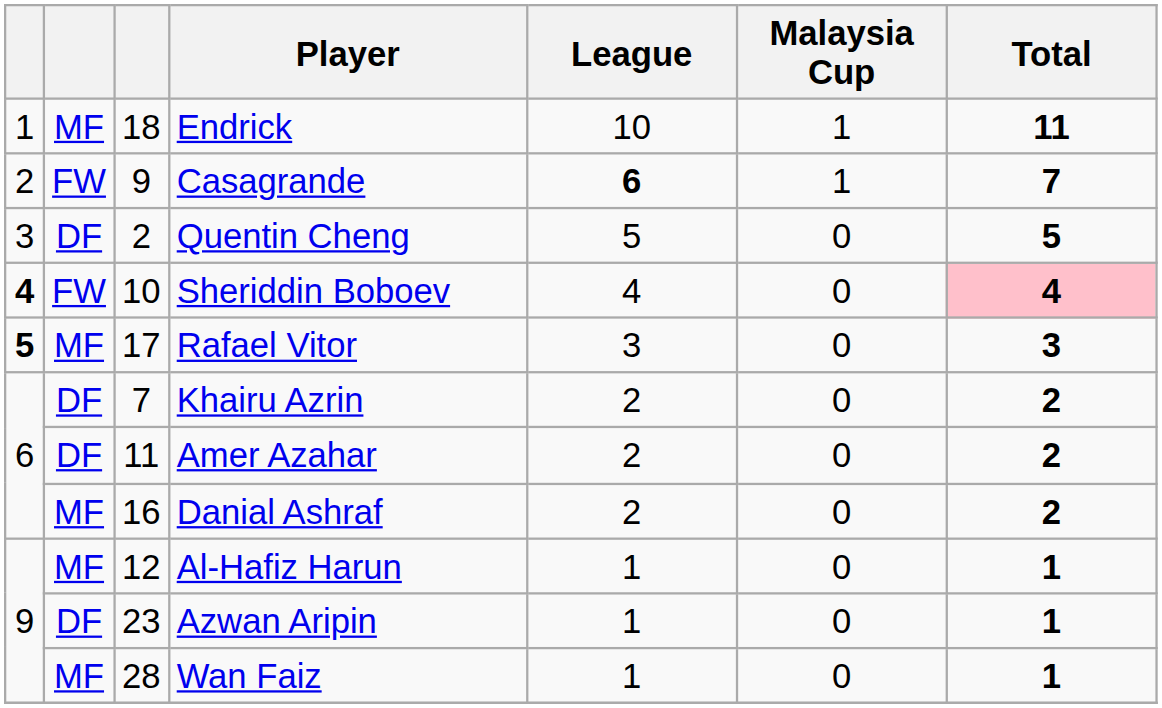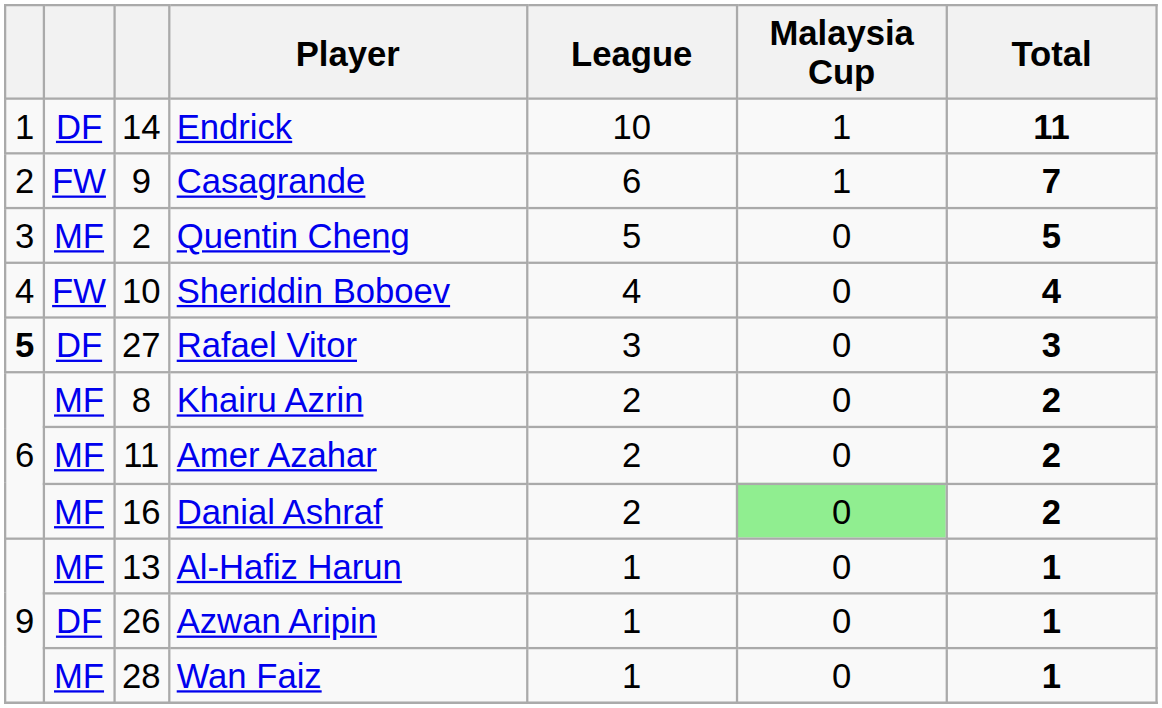(79, 126) MF -> (79, 126) DF
(141, 126) 18 -> (141, 126) 14
(632, 181) bold -> (632, 181) normal
(79, 236) DF -> (79, 236) MF
(25, 291) bold -> (25, 291) normal
(1051, 291) pink background -> (1051, 291) no background
(79, 346) MF -> (79, 346) DF
(141, 346) 17 -> (141, 346) 27
(79, 401) DF -> (79, 401) MF
(141, 401) 7 -> (141, 401) 8
(79, 456) DF -> (79, 456) MF
(842, 510) no background -> (842, 510) lightgreen background
(141, 565) 12 -> (141, 565) 13
(141, 620) 23 -> (141, 620) 26
